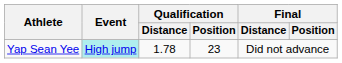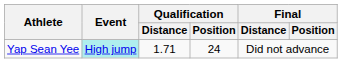(165, 49) 1.78 -> (165, 49) 1.71
(214, 49) 23 -> (214, 49) 24
